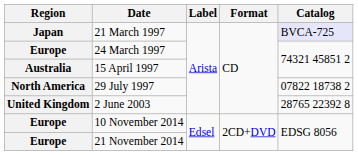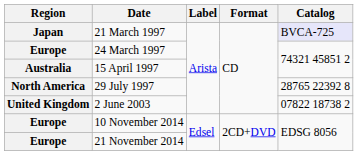(315, 86) 07822 18738 2 -> (315, 86) 28765 22392 8
(315, 104) 28765 22392 8 -> (315, 104) 07822 18738 2
